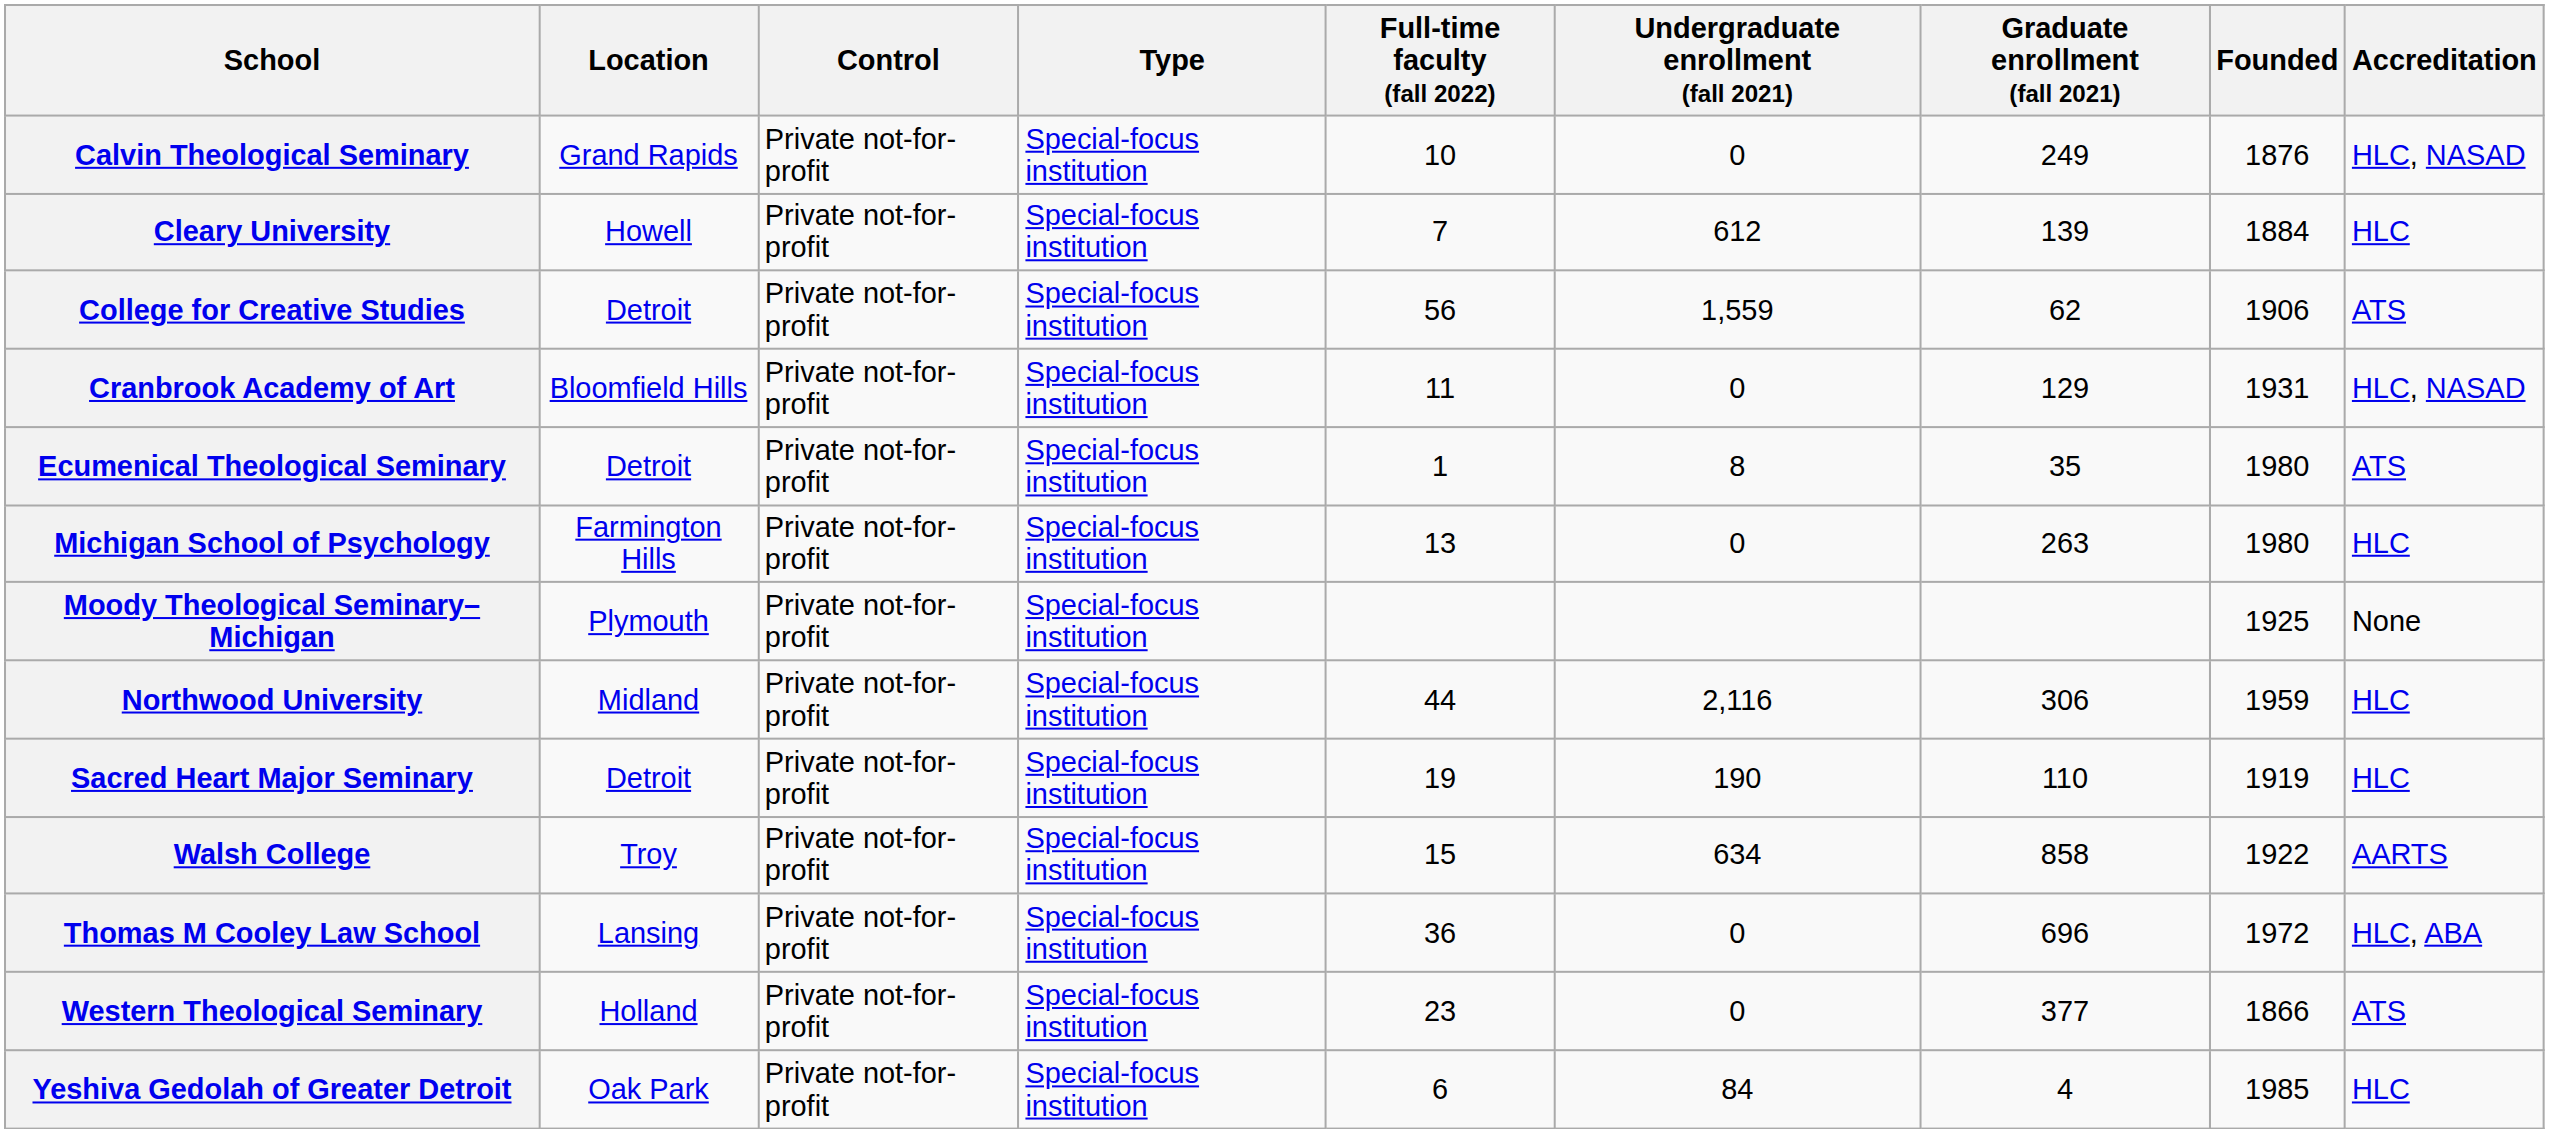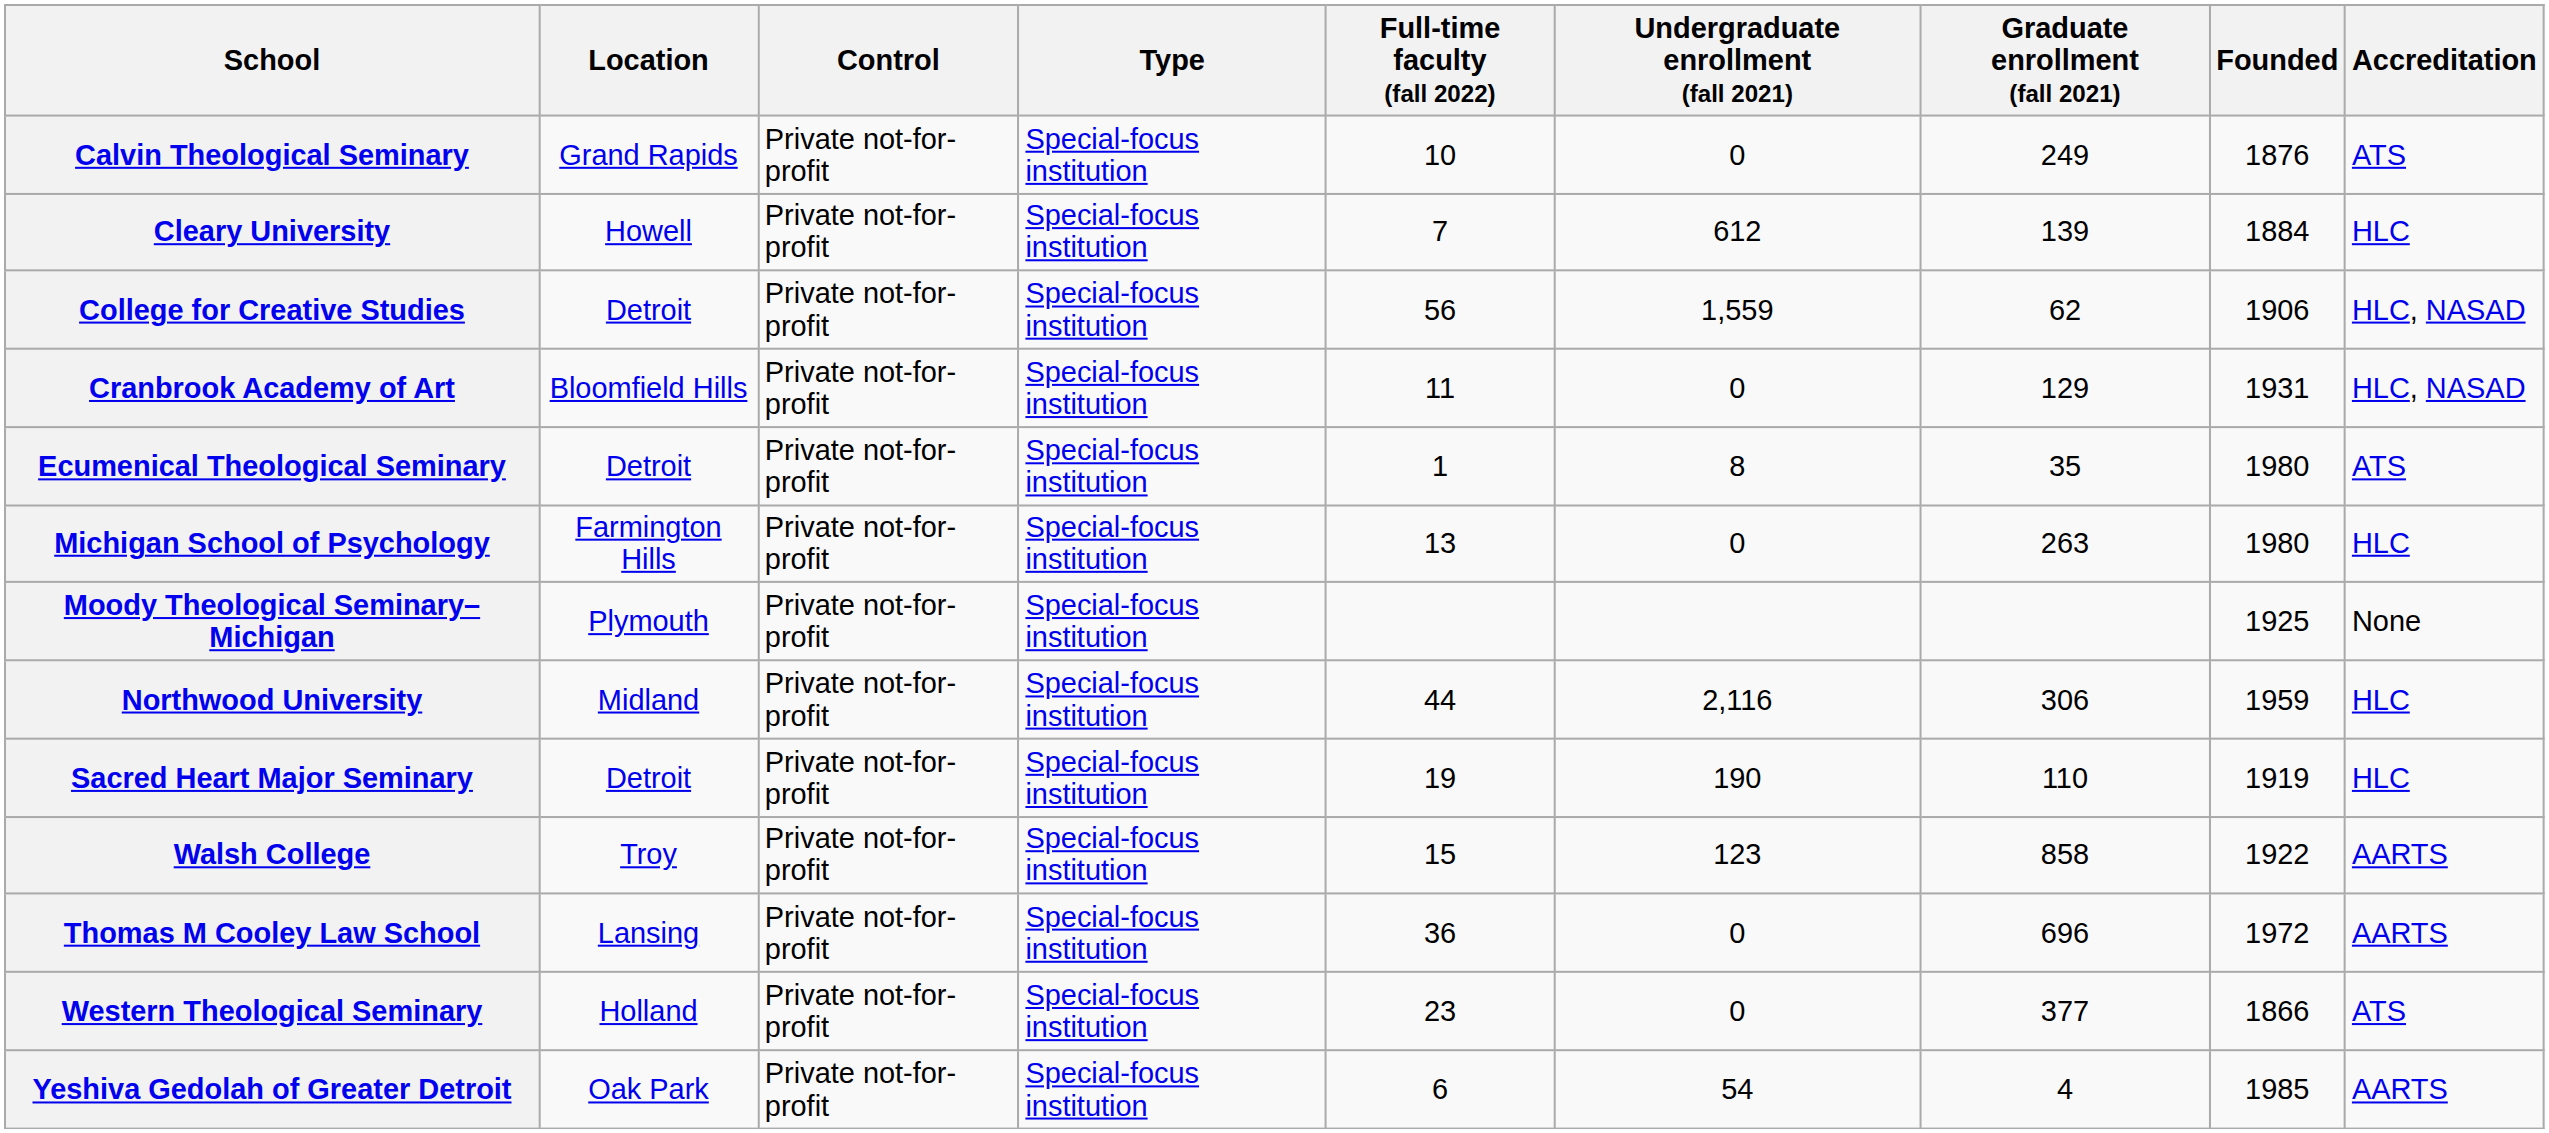(2439, 154) HLC, NASAD -> (2379, 154) ATS
(2379, 310) ATS -> (2439, 310) HLC, NASAD
(1737, 855) 634 -> (1737, 855) 123
(2417, 933) HLC, ABA -> (2400, 933) AARTS
(1737, 1089) 84 -> (1737, 1089) 54
(2381, 1089) HLC -> (2400, 1089) AARTS
